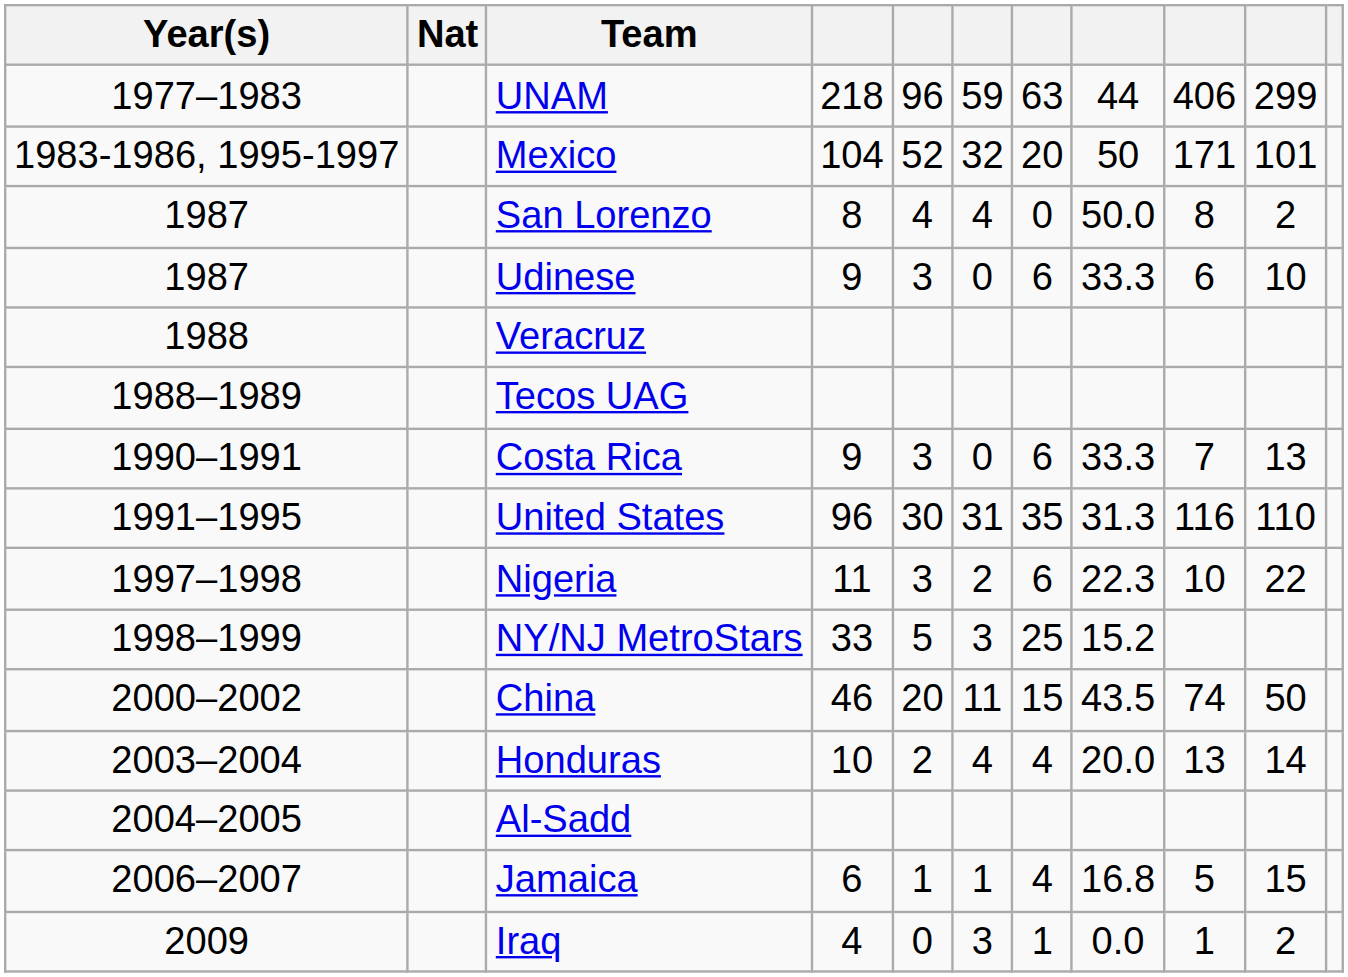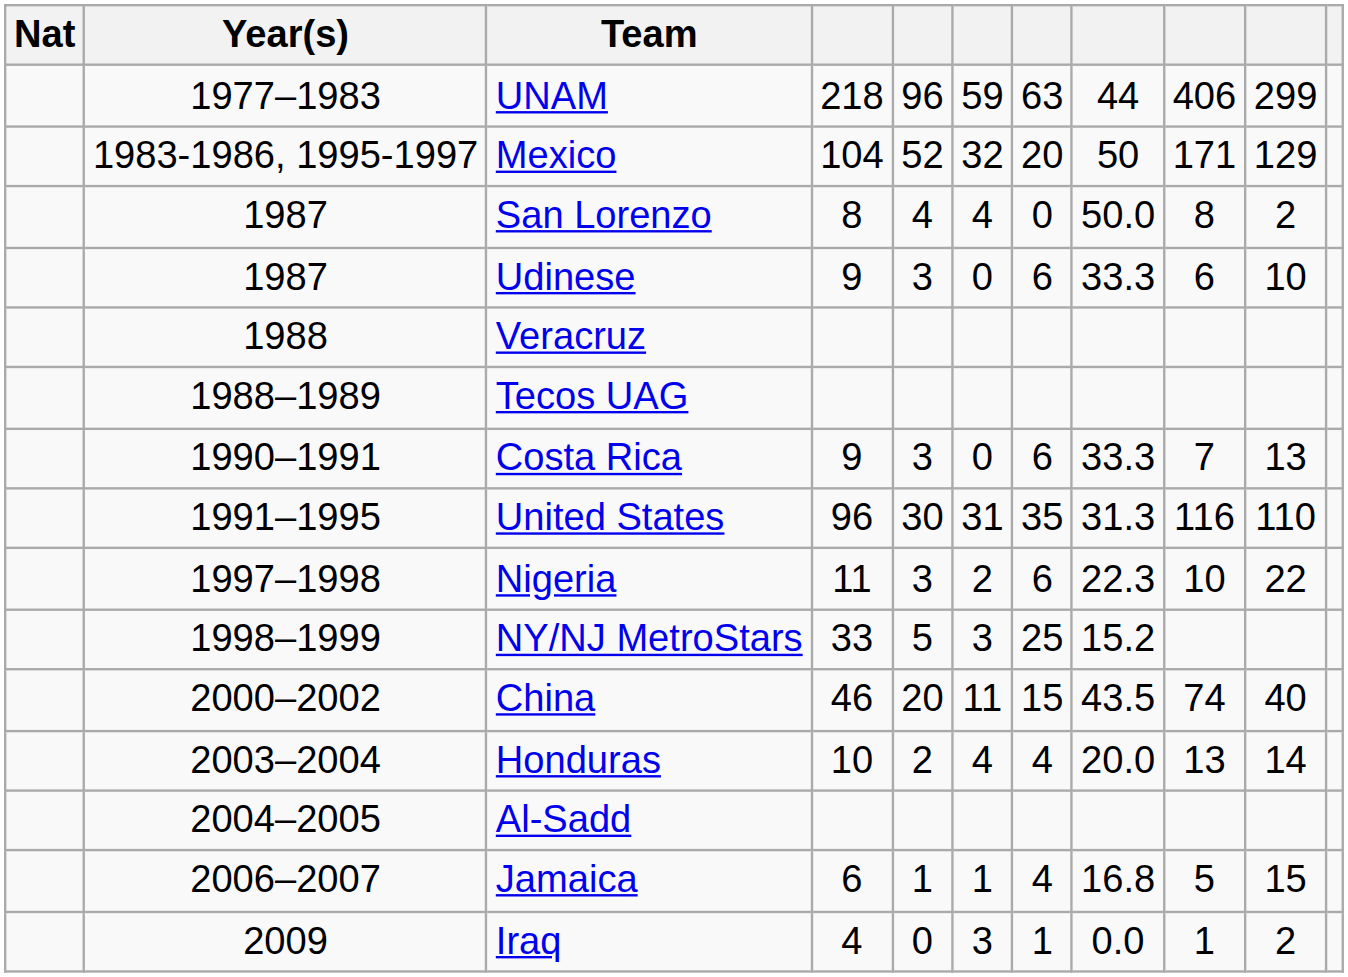columns swapped: (207, 34) <-> (448, 34)
(1286, 155) 101 -> (1286, 155) 129
(1286, 699) 50 -> (1286, 699) 40
